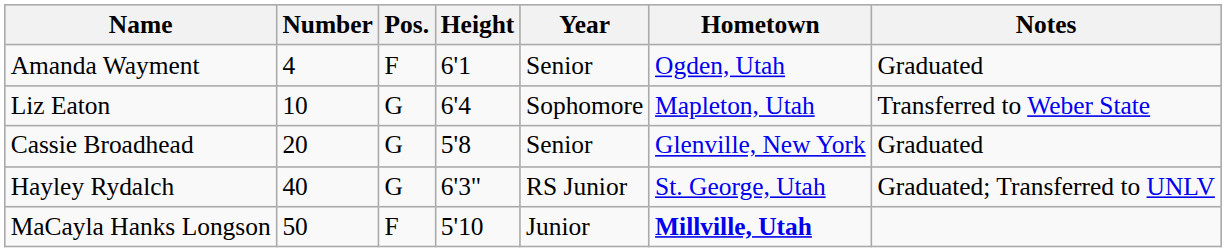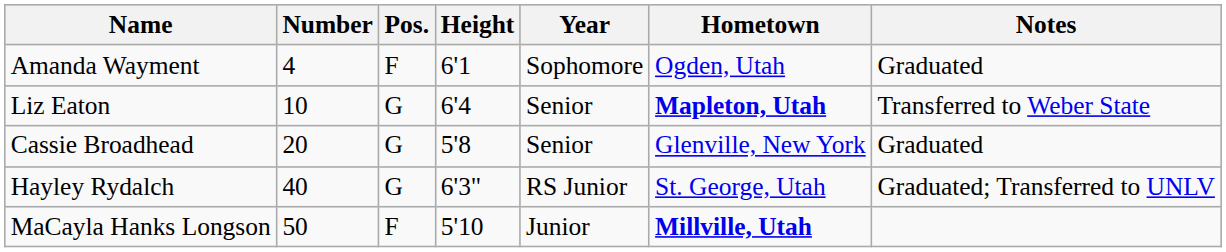(559, 65) Senior -> (585, 65) Sophomore
(585, 105) Sophomore -> (559, 105) Senior
(735, 105) normal -> (741, 105) bold
